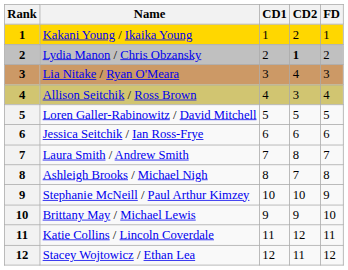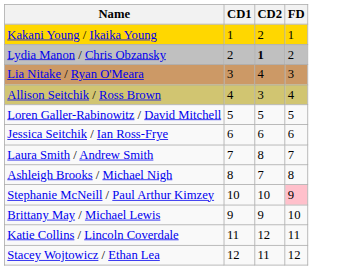- column: (22, 14)
(326, 194) no background -> (291, 194) pink background
